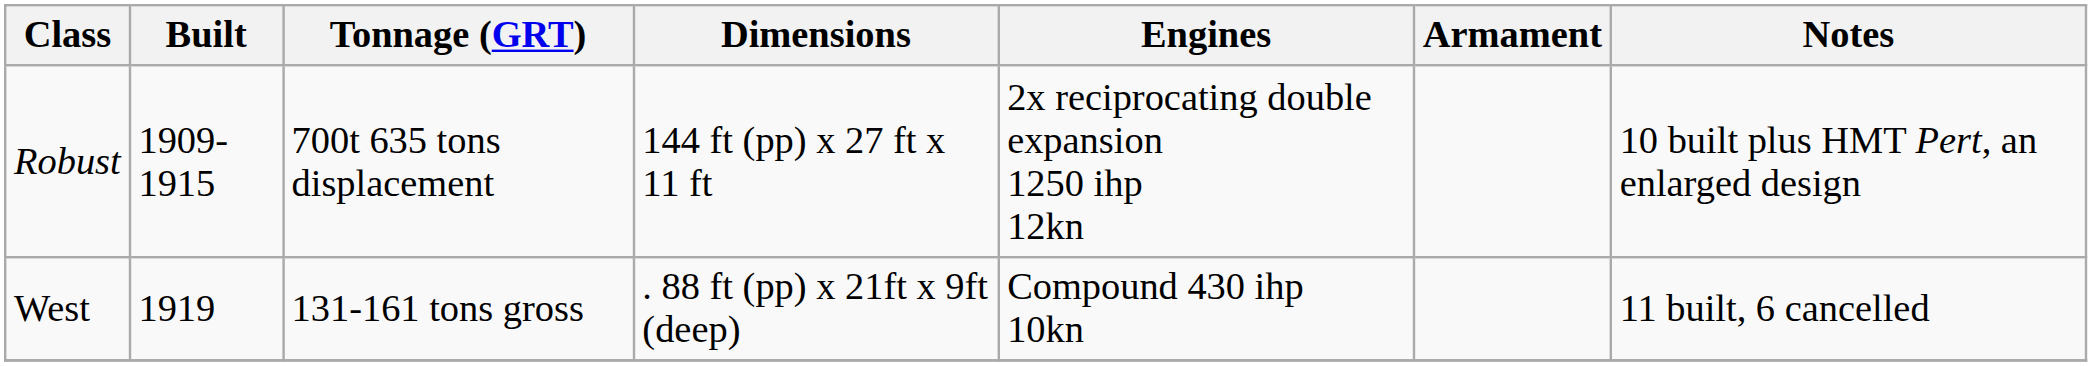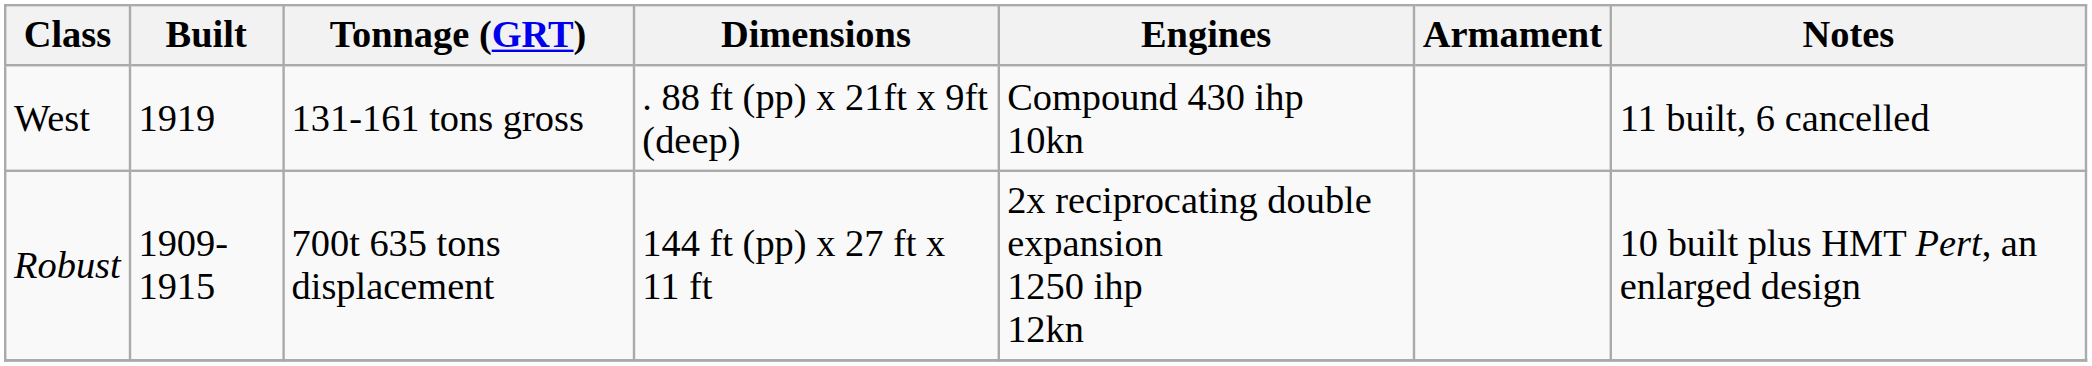rows swapped: (67, 160) <-> (52, 307)
